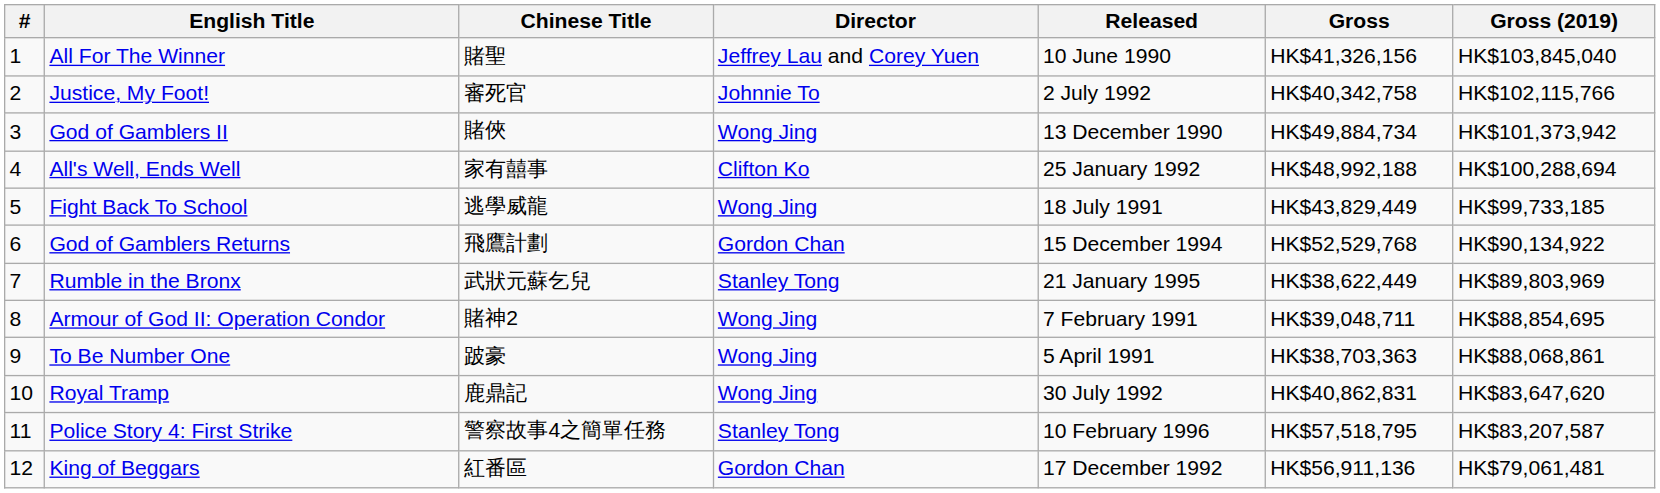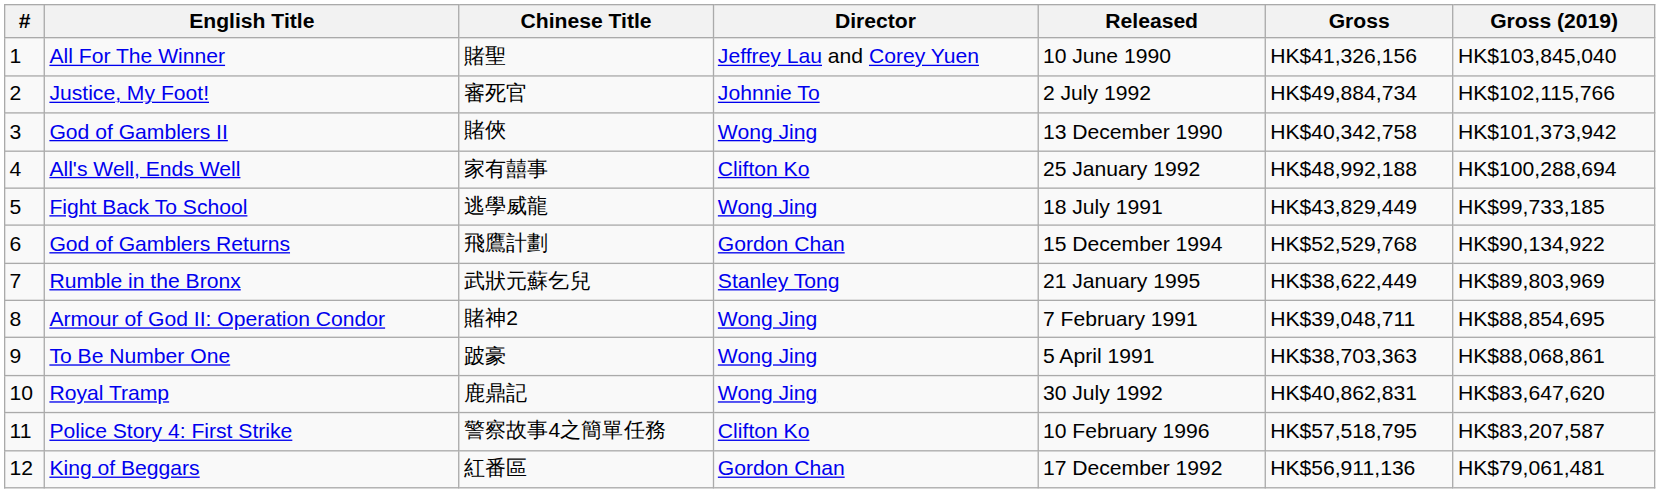(1344, 94) HK$40,342,758 -> (1344, 94) HK$49,884,734
(1344, 131) HK$49,884,734 -> (1344, 131) HK$40,342,758
(779, 431) Stanley Tong -> (764, 431) Clifton Ko
